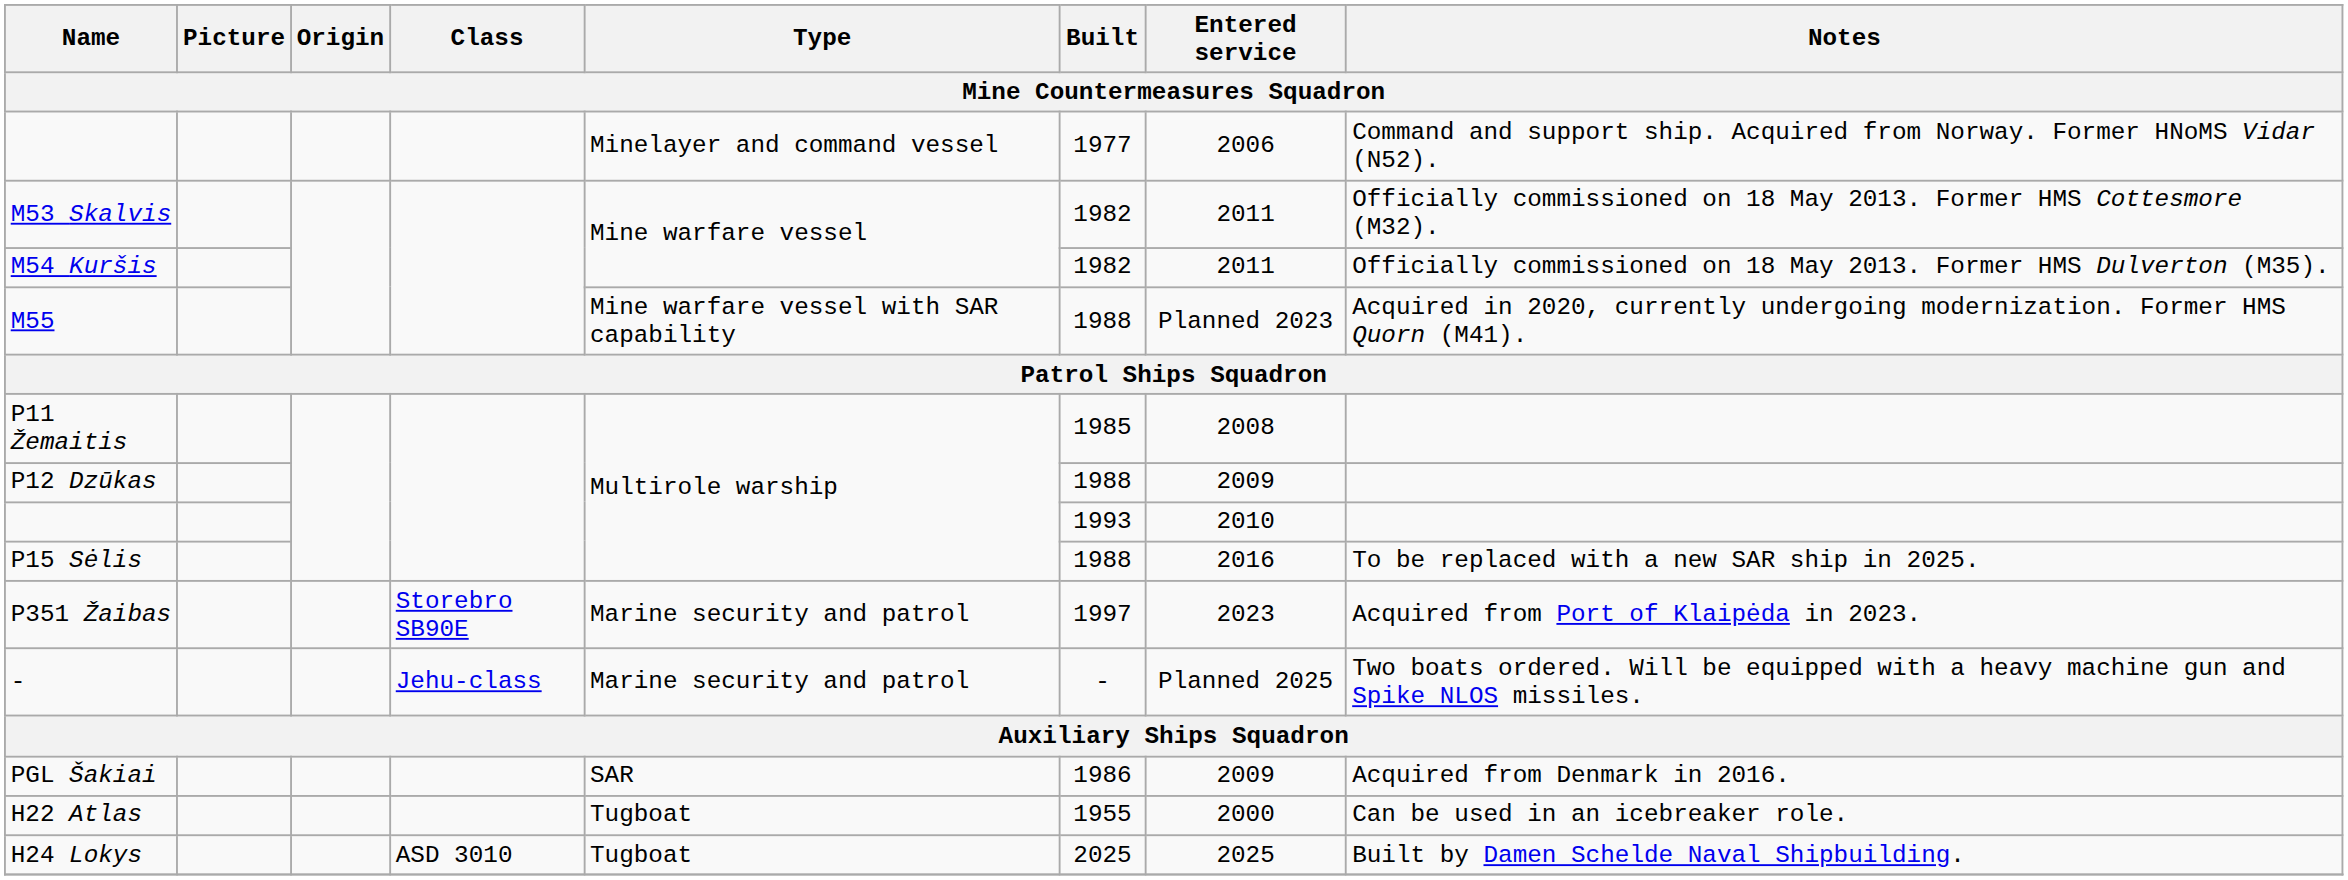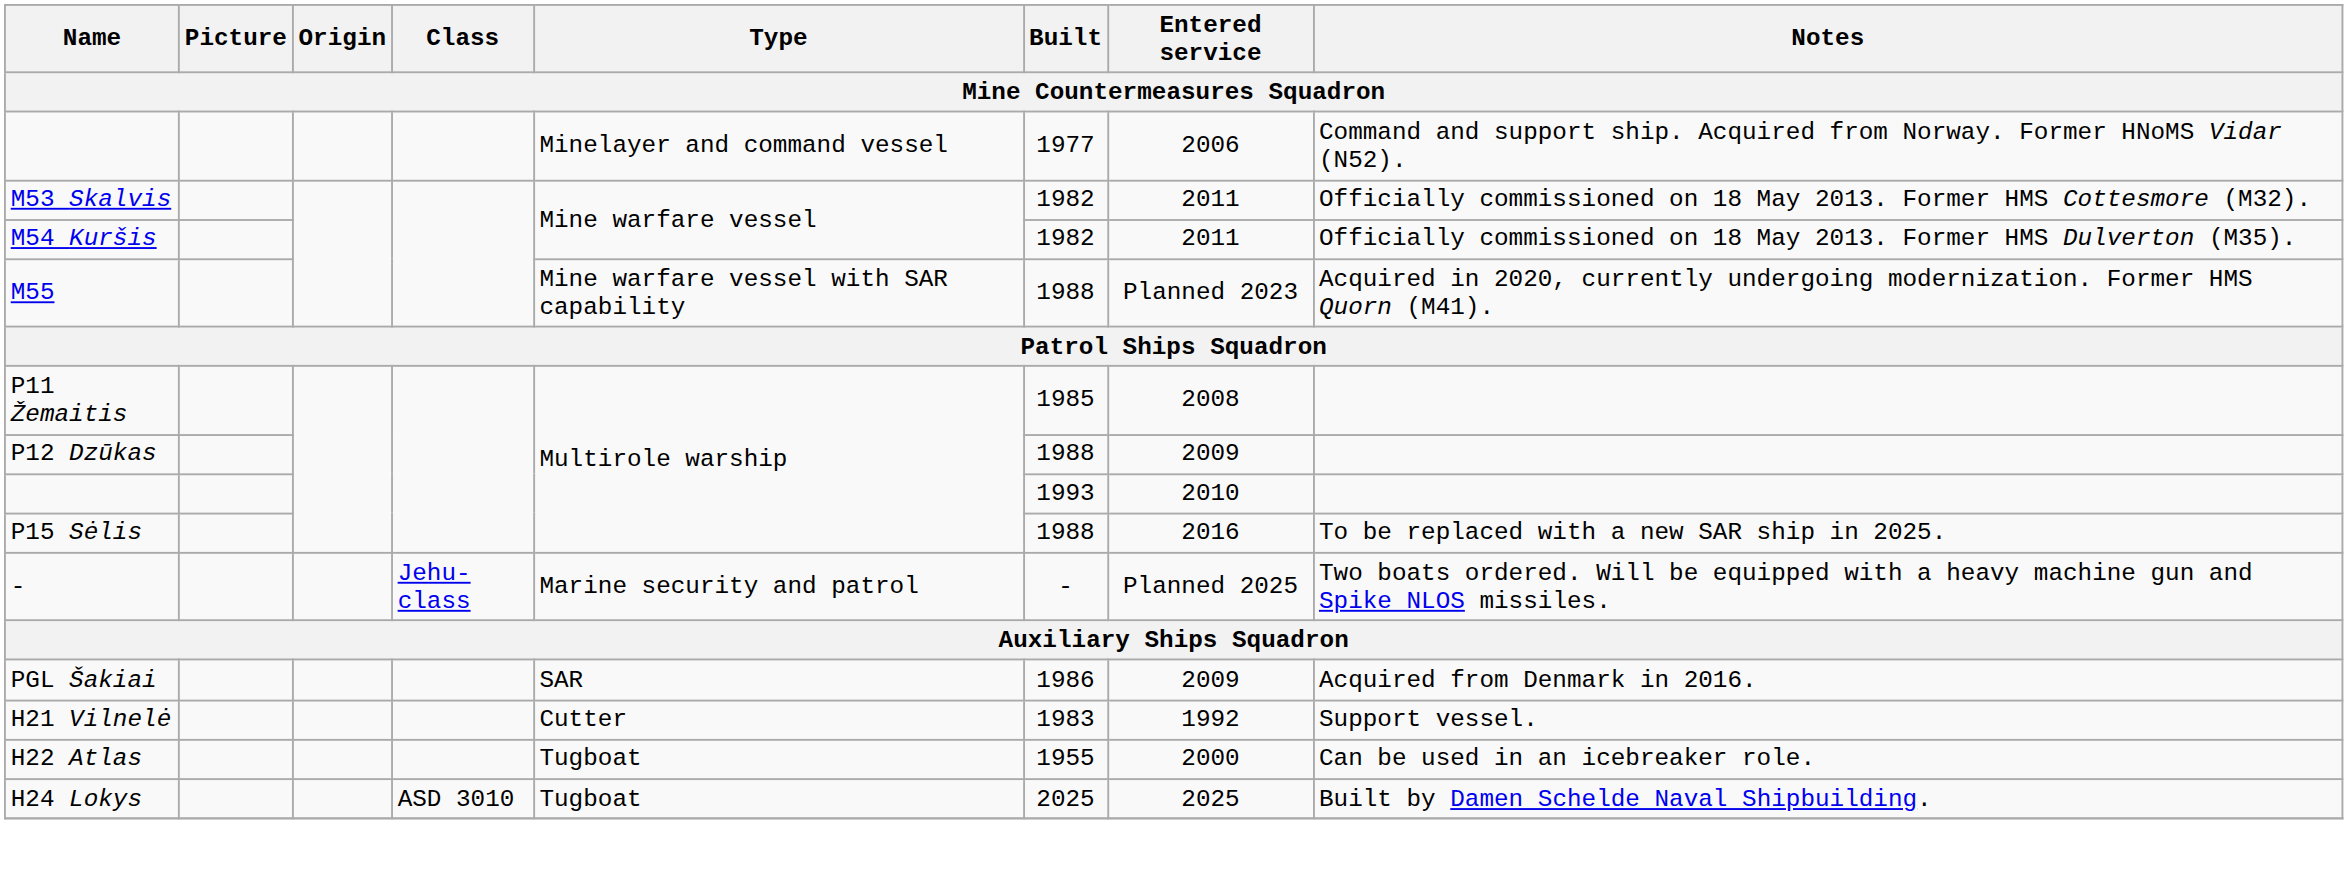- row: (91, 615)
+ row: (91, 720)
